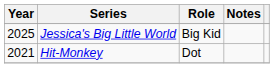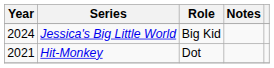(21, 33) 2025 -> (21, 33) 2024
